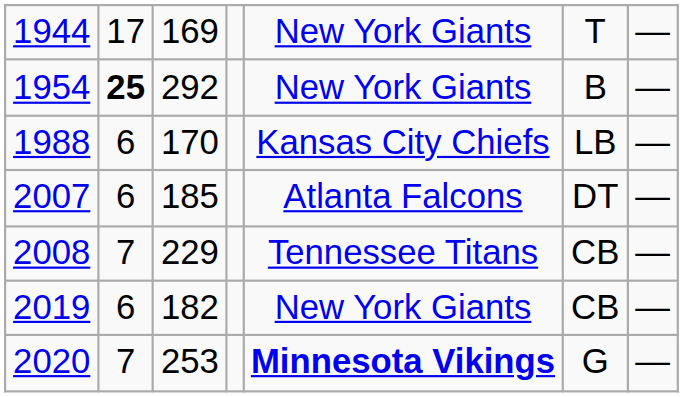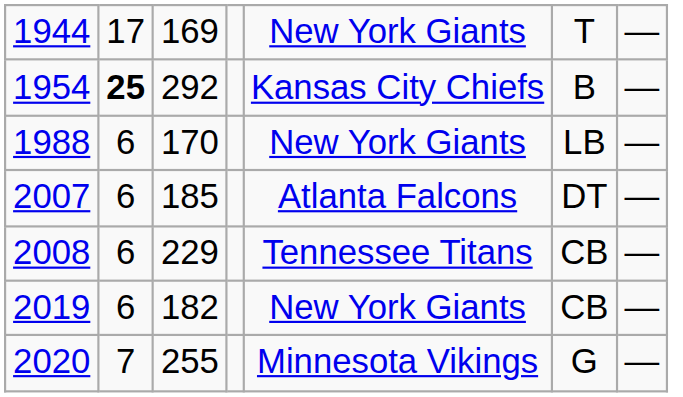(403, 87) New York Giants -> (398, 87) Kansas City Chiefs
(403, 142) Kansas City Chiefs -> (398, 142) New York Giants
(126, 252) 7 -> (126, 252) 6
(190, 362) 253 -> (190, 362) 255
(403, 362) bold -> (398, 362) normal
